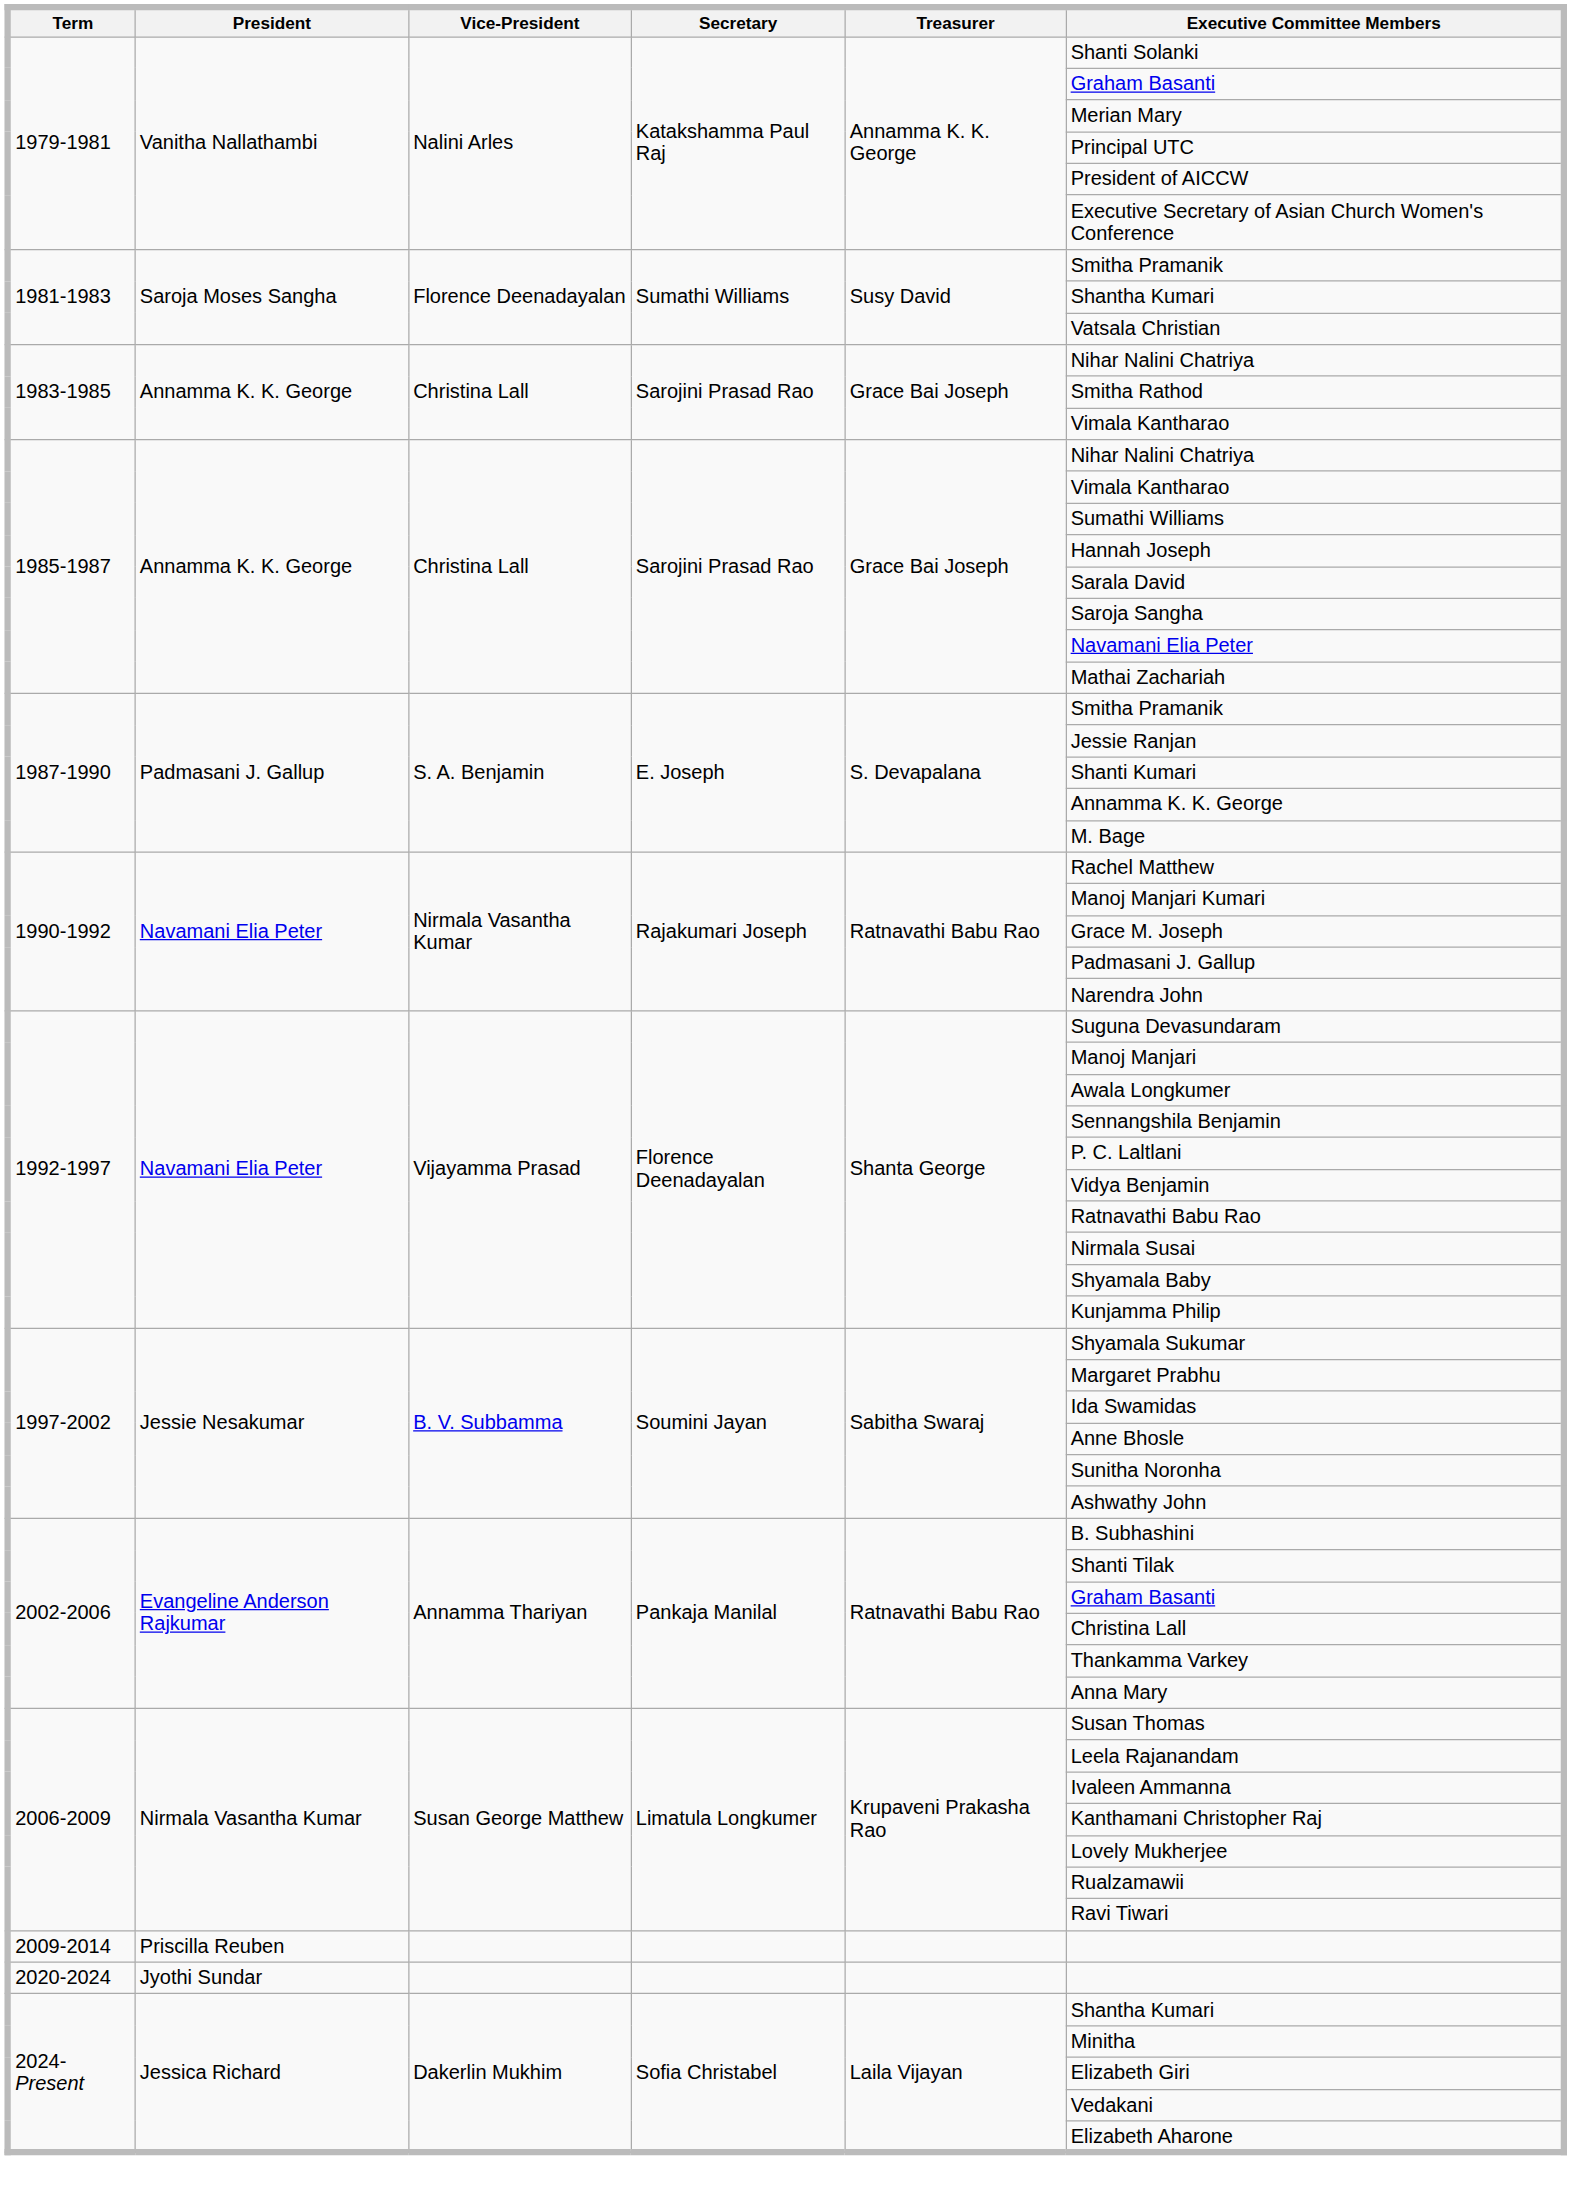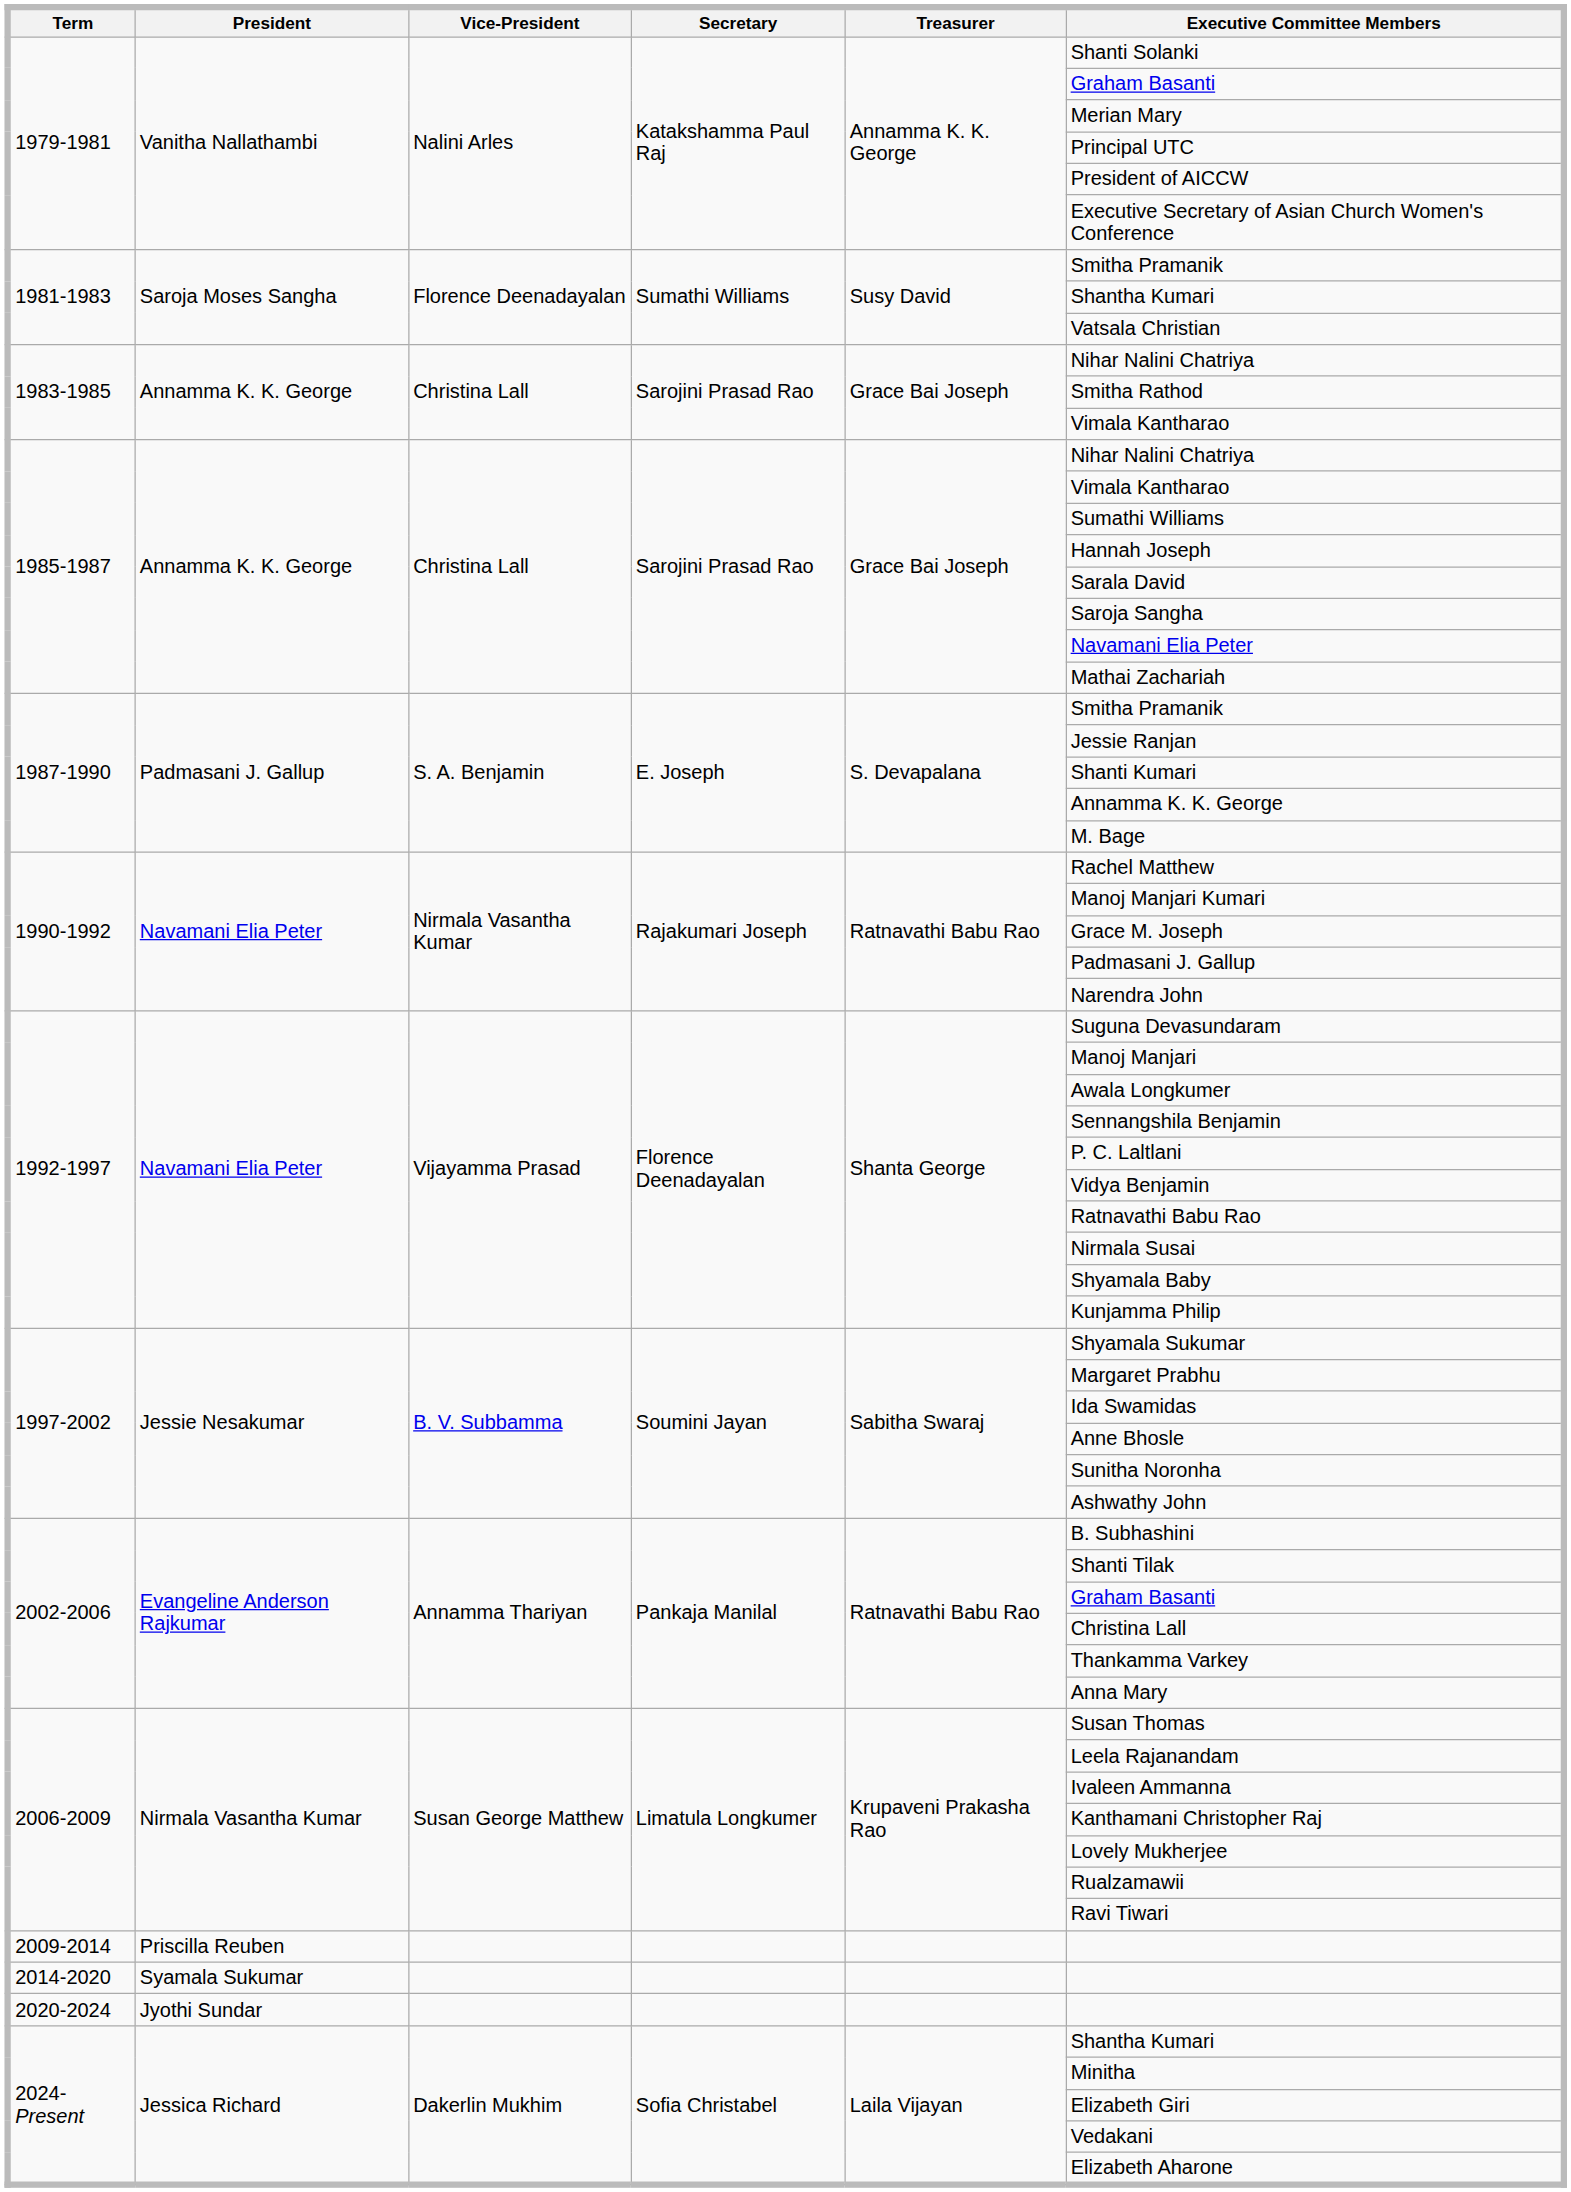+ row: (63, 1978)
